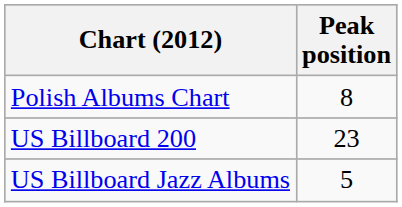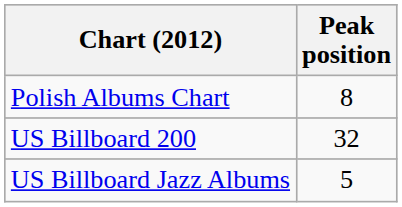(347, 138) 23 -> (347, 138) 32
